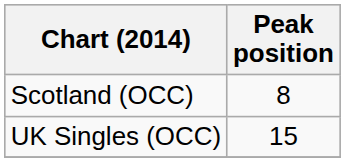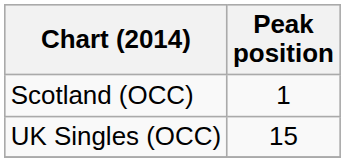(283, 95) 8 -> (283, 95) 1
